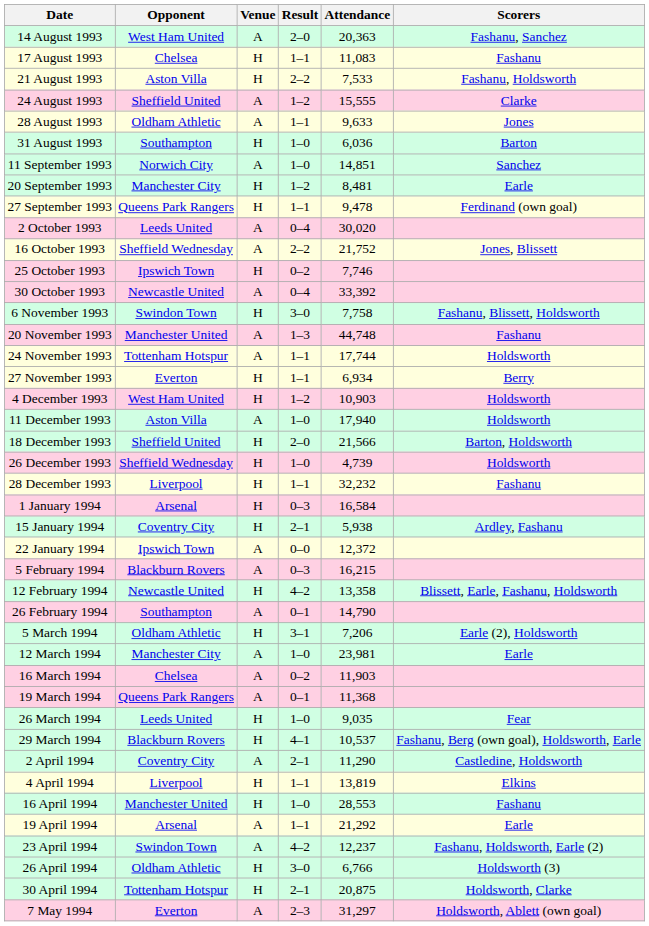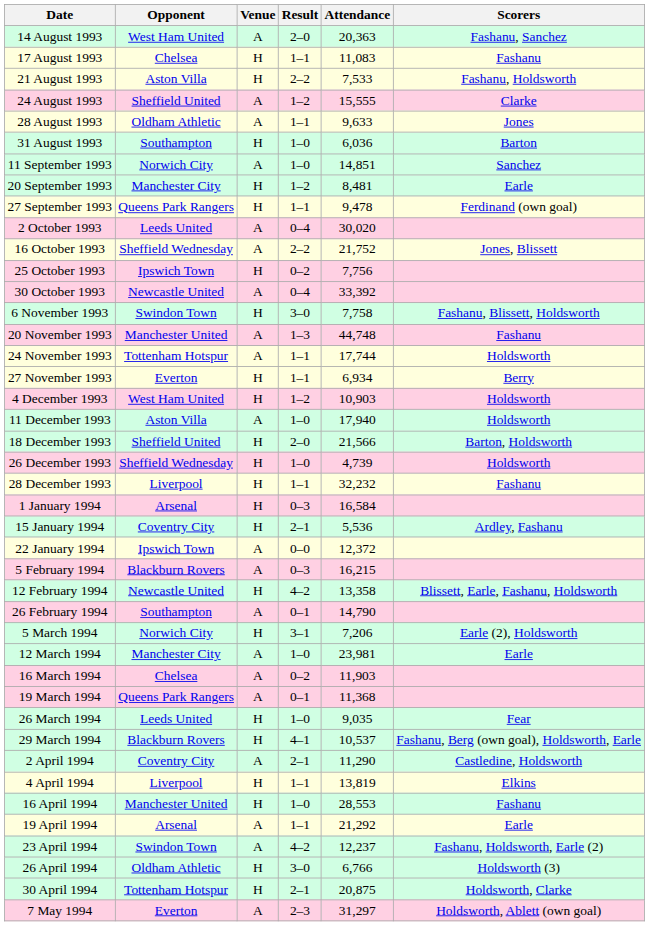(357, 270) 7,746 -> (357, 270) 7,756
(357, 526) 5,938 -> (357, 526) 5,536
(176, 633) Oldham Athletic -> (176, 633) Norwich City
